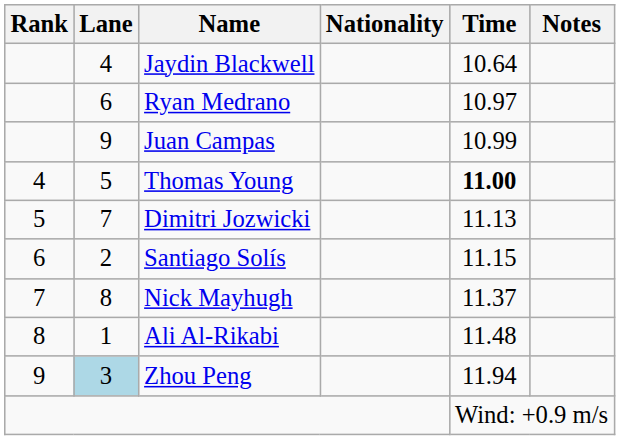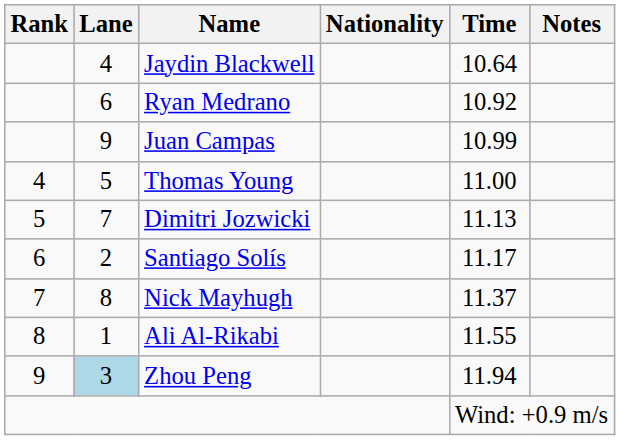(489, 102) 10.97 -> (489, 102) 10.92
(489, 180) bold -> (489, 180) normal
(489, 258) 11.15 -> (489, 258) 11.17
(489, 336) 11.48 -> (489, 336) 11.55
